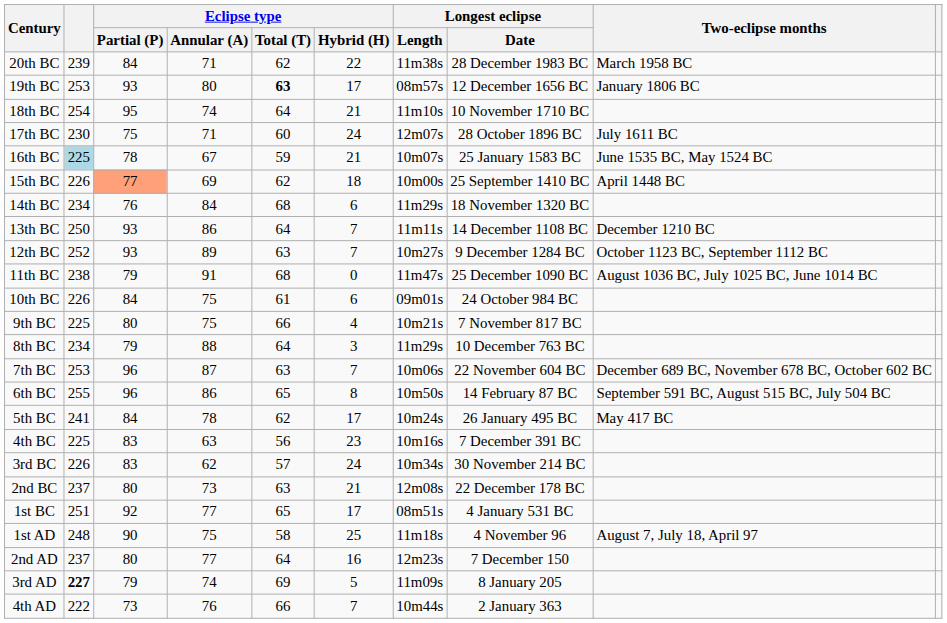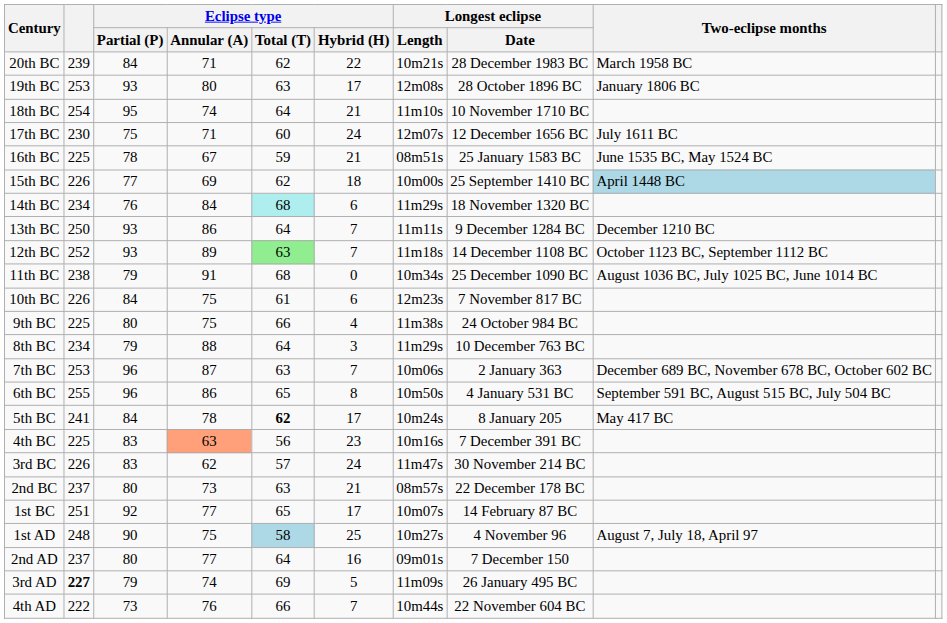(420, 63) 11m38s -> (420, 63) 10m21s
(283, 87) bold -> (283, 87) normal
(420, 87) 08m57s -> (420, 87) 12m08s
(520, 87) 12 December 1656 BC -> (520, 87) 28 October 1896 BC
(520, 134) 28 October 1896 BC -> (520, 134) 12 December 1656 BC
(79, 157) lightblue background -> (79, 157) no background
(420, 157) 10m07s -> (420, 157) 08m51s
(130, 181) lightsalmon background -> (130, 181) no background
(641, 181) no background -> (641, 181) lightblue background
(283, 205) no background -> (283, 205) paleturquoise background
(520, 228) 14 December 1108 BC -> (520, 228) 9 December 1284 BC
(283, 252) no background -> (283, 252) lightgreen background
(420, 252) 10m27s -> (420, 252) 11m18s
(520, 252) 9 December 1284 BC -> (520, 252) 14 December 1108 BC
(420, 275) 11m47s -> (420, 275) 10m34s
(420, 299) 09m01s -> (420, 299) 12m23s
(520, 299) 24 October 984 BC -> (520, 299) 7 November 817 BC
(420, 323) 10m21s -> (420, 323) 11m38s
(520, 323) 7 November 817 BC -> (520, 323) 24 October 984 BC
(520, 370) 22 November 604 BC -> (520, 370) 2 January 363
(520, 393) 14 February 87 BC -> (520, 393) 4 January 531 BC
(283, 417) normal -> (283, 417) bold
(520, 417) 26 January 495 BC -> (520, 417) 8 January 205
(209, 441) no background -> (209, 441) lightsalmon background
(420, 464) 10m34s -> (420, 464) 11m47s
(420, 488) 12m08s -> (420, 488) 08m57s
(420, 511) 08m51s -> (420, 511) 10m07s
(520, 511) 4 January 531 BC -> (520, 511) 14 February 87 BC
(283, 535) no background -> (283, 535) lightblue background
(420, 535) 11m18s -> (420, 535) 10m27s
(420, 559) 12m23s -> (420, 559) 09m01s
(520, 582) 8 January 205 -> (520, 582) 26 January 495 BC
(520, 606) 2 January 363 -> (520, 606) 22 November 604 BC
